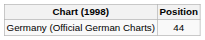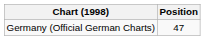(179, 27) 44 -> (179, 27) 47
